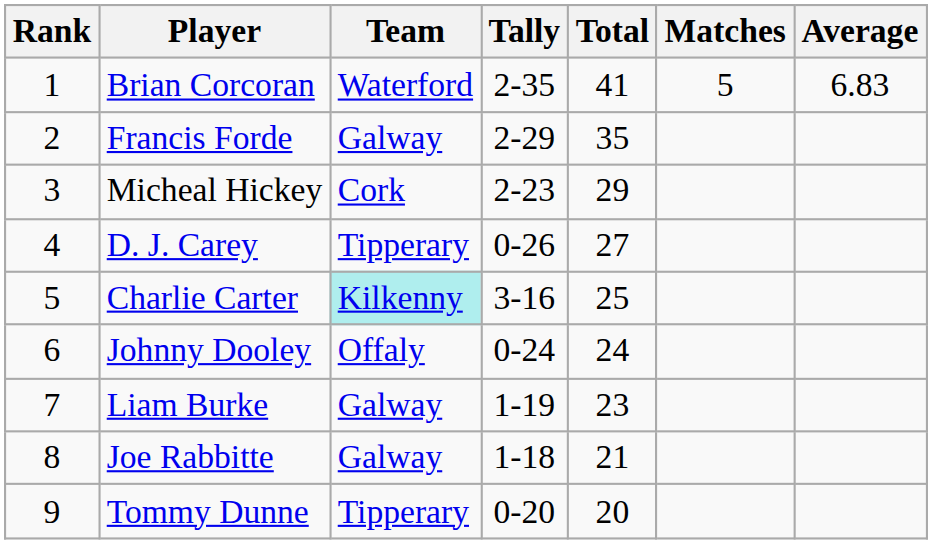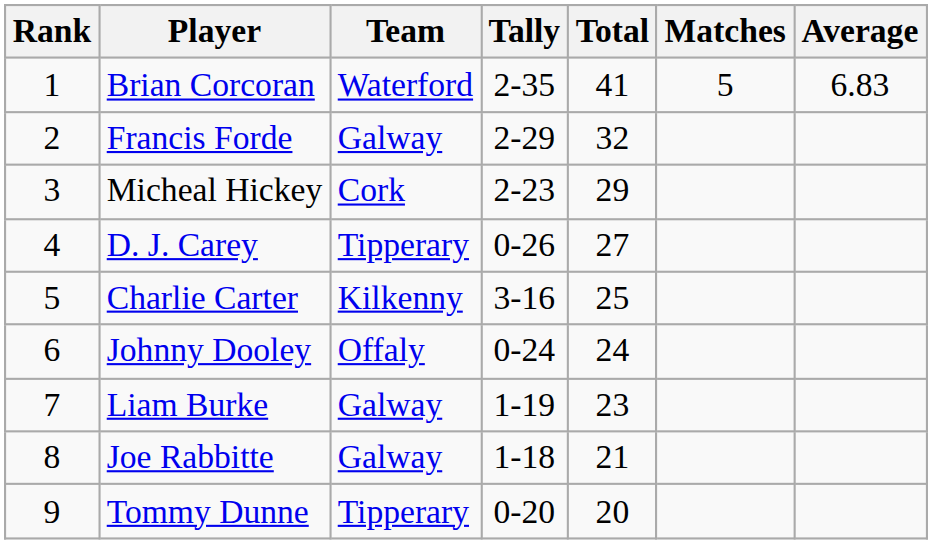(612, 137) 35 -> (612, 137) 32
(400, 297) paleturquoise background -> (400, 297) no background
